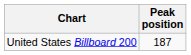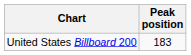(163, 42) 187 -> (163, 42) 183
